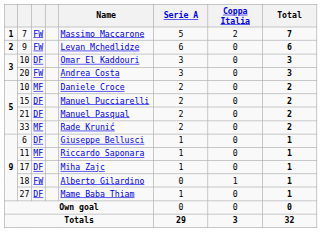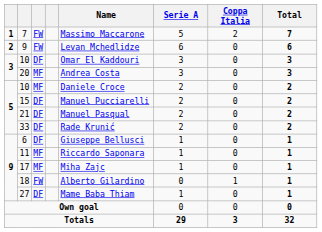(38, 74) FW -> (38, 74) MF
(38, 127) MF -> (38, 127) DF
(38, 167) DF -> (38, 167) MF
